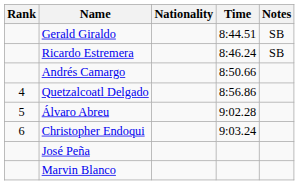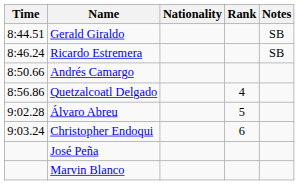columns swapped: (22, 14) <-> (238, 14)
